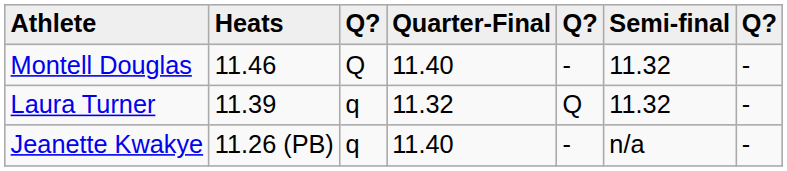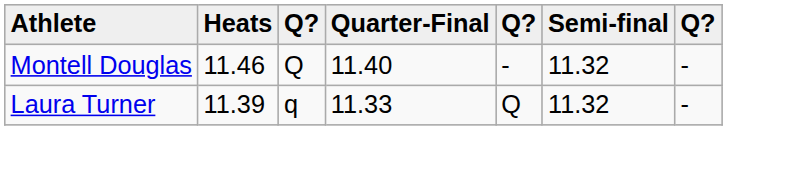(423, 104) 11.32 -> (362, 104) 11.33
- row: (107, 144)
